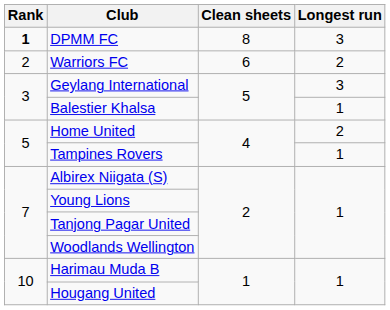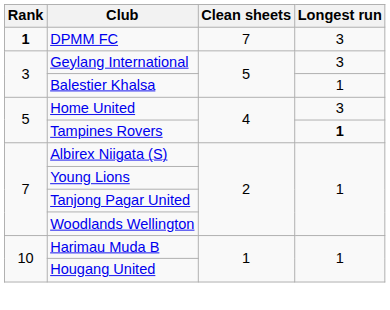(246, 39) 8 -> (246, 39) 7
- row: (89, 62)
(340, 131) 2 -> (340, 108) 3
(340, 154) normal -> (340, 131) bold
